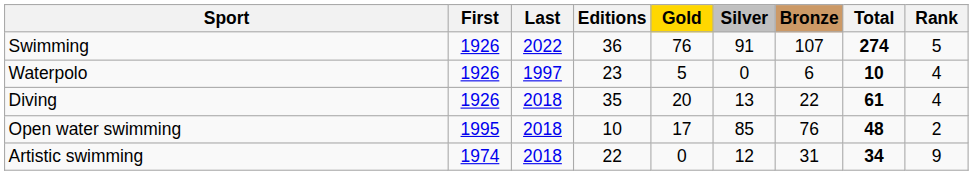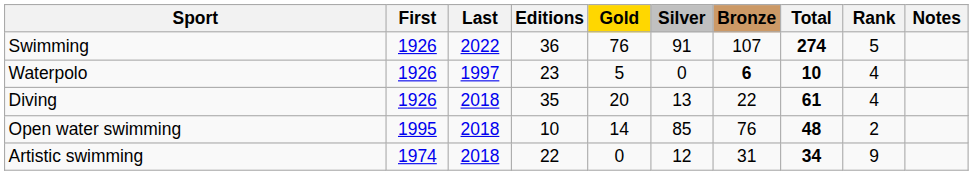+ column: (937, 18)
(809, 73) normal -> (747, 73) bold
(682, 128) 17 -> (619, 128) 14
